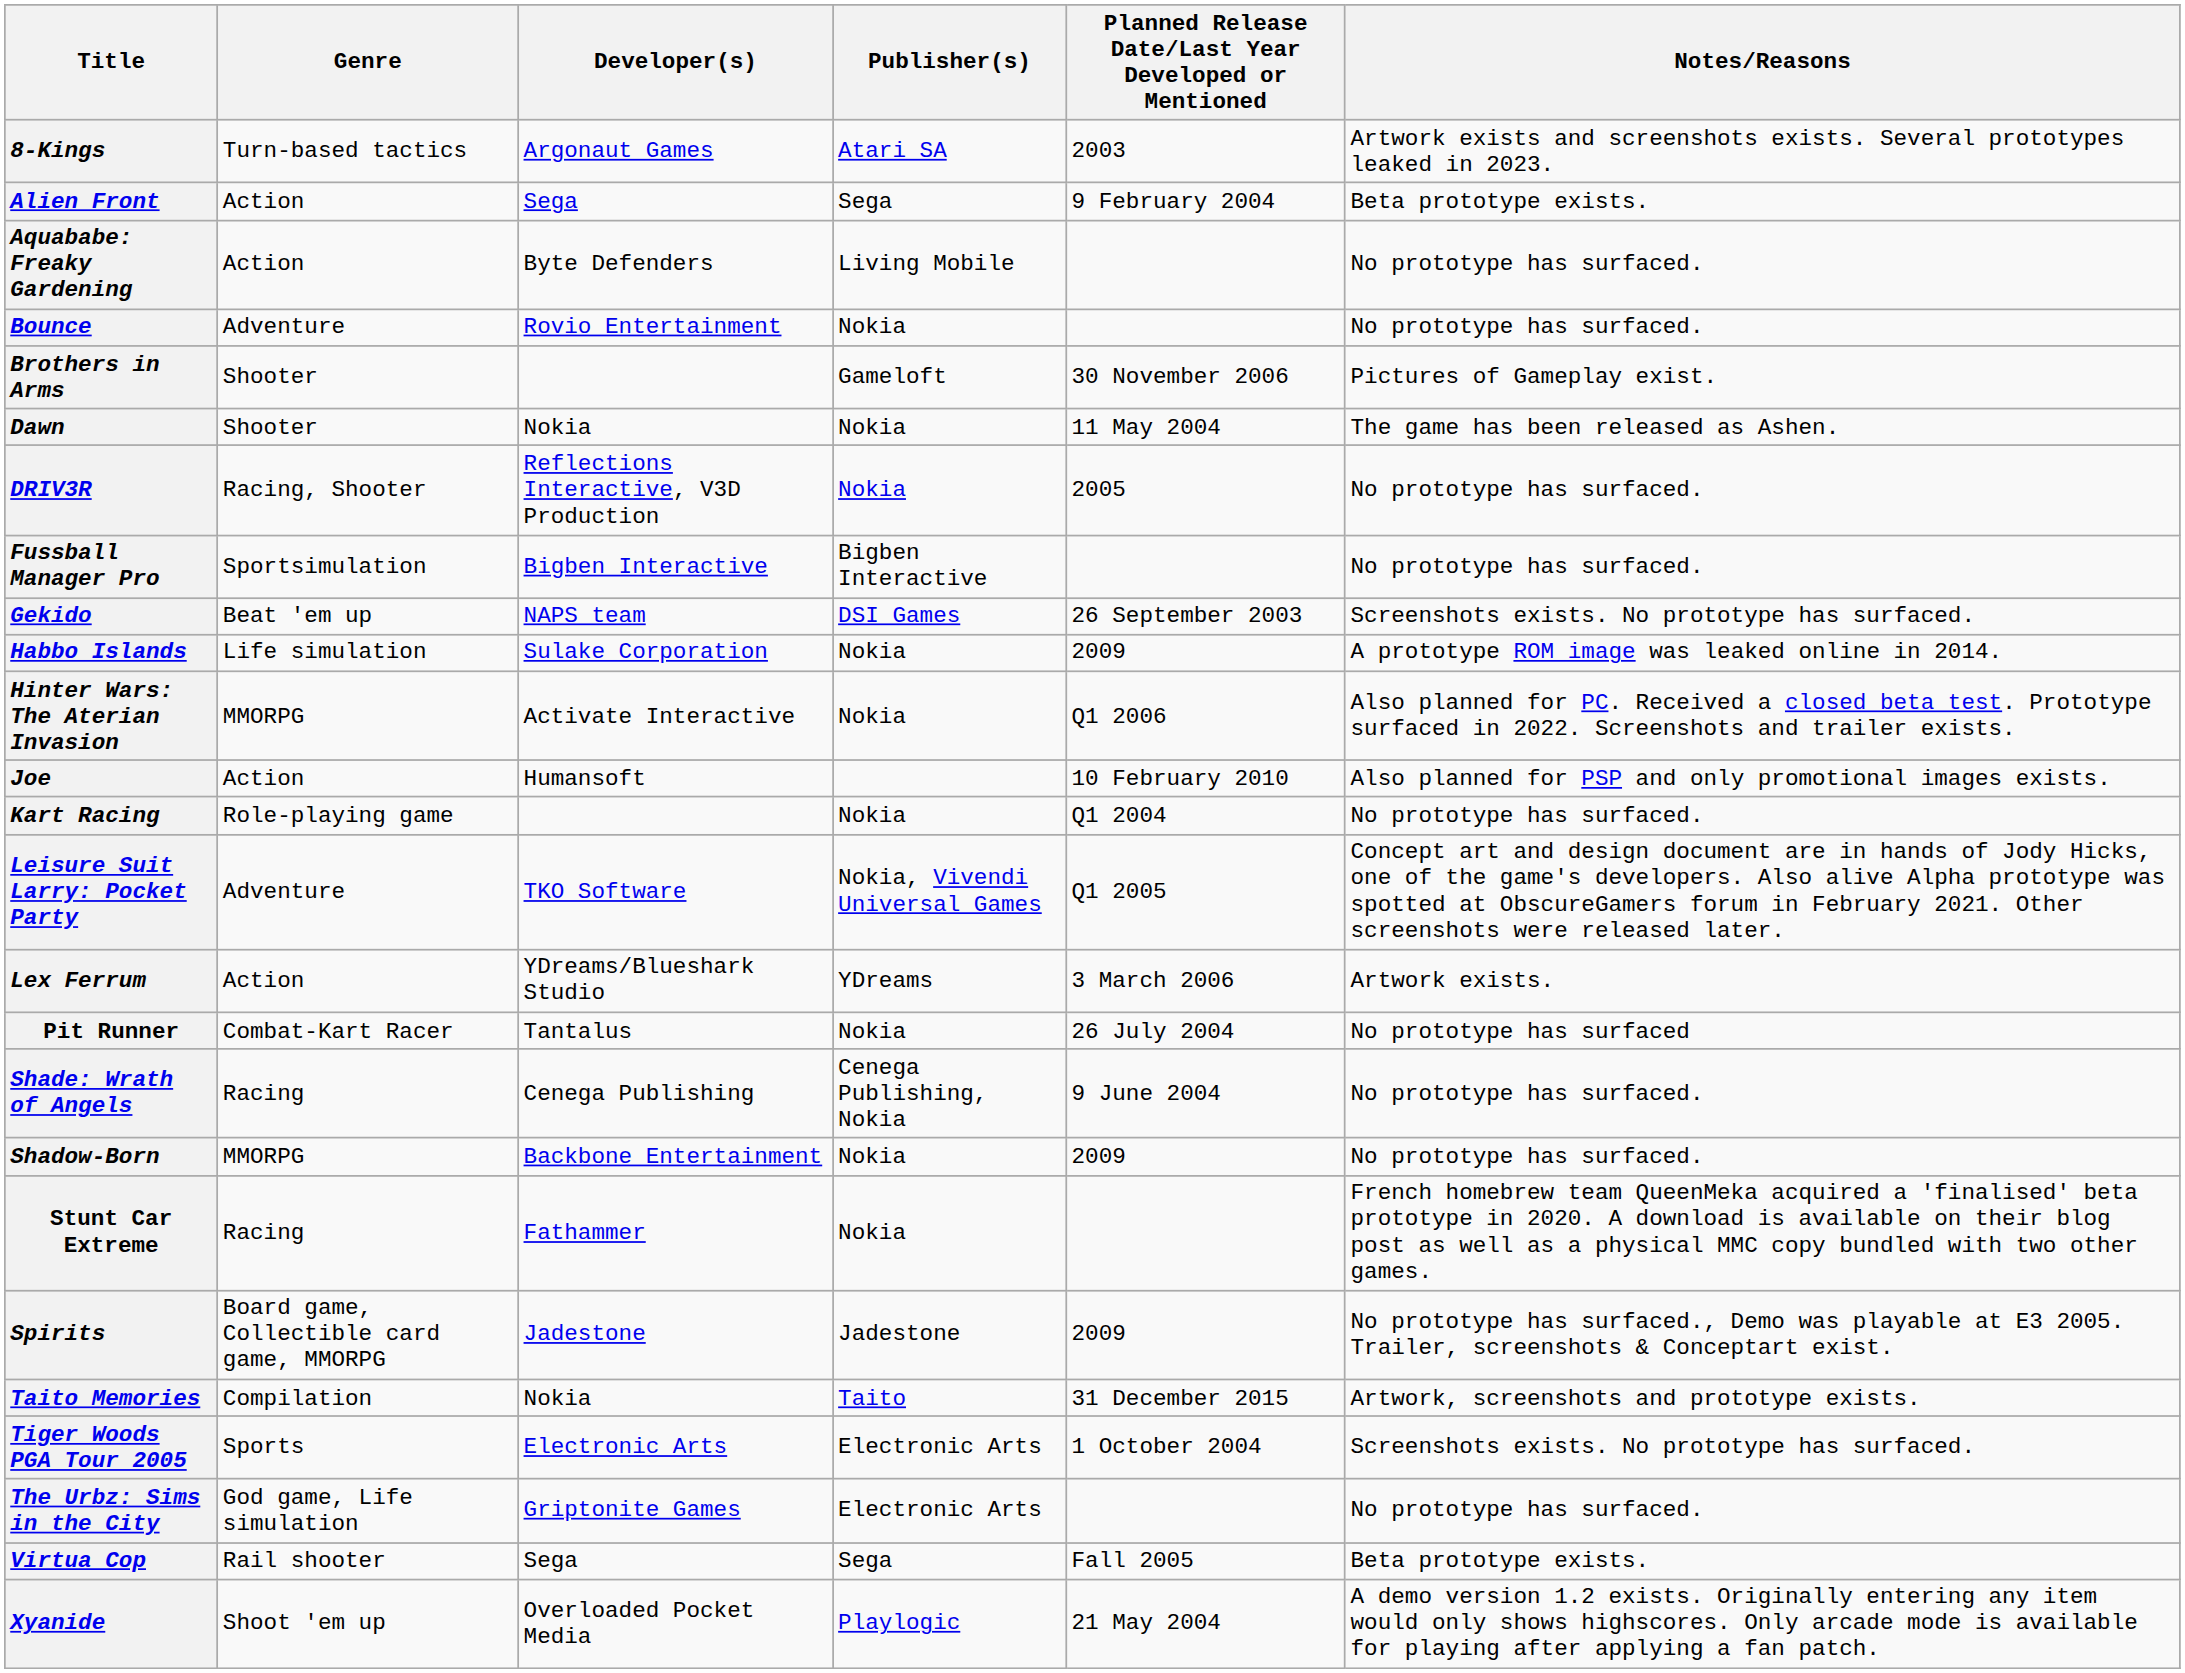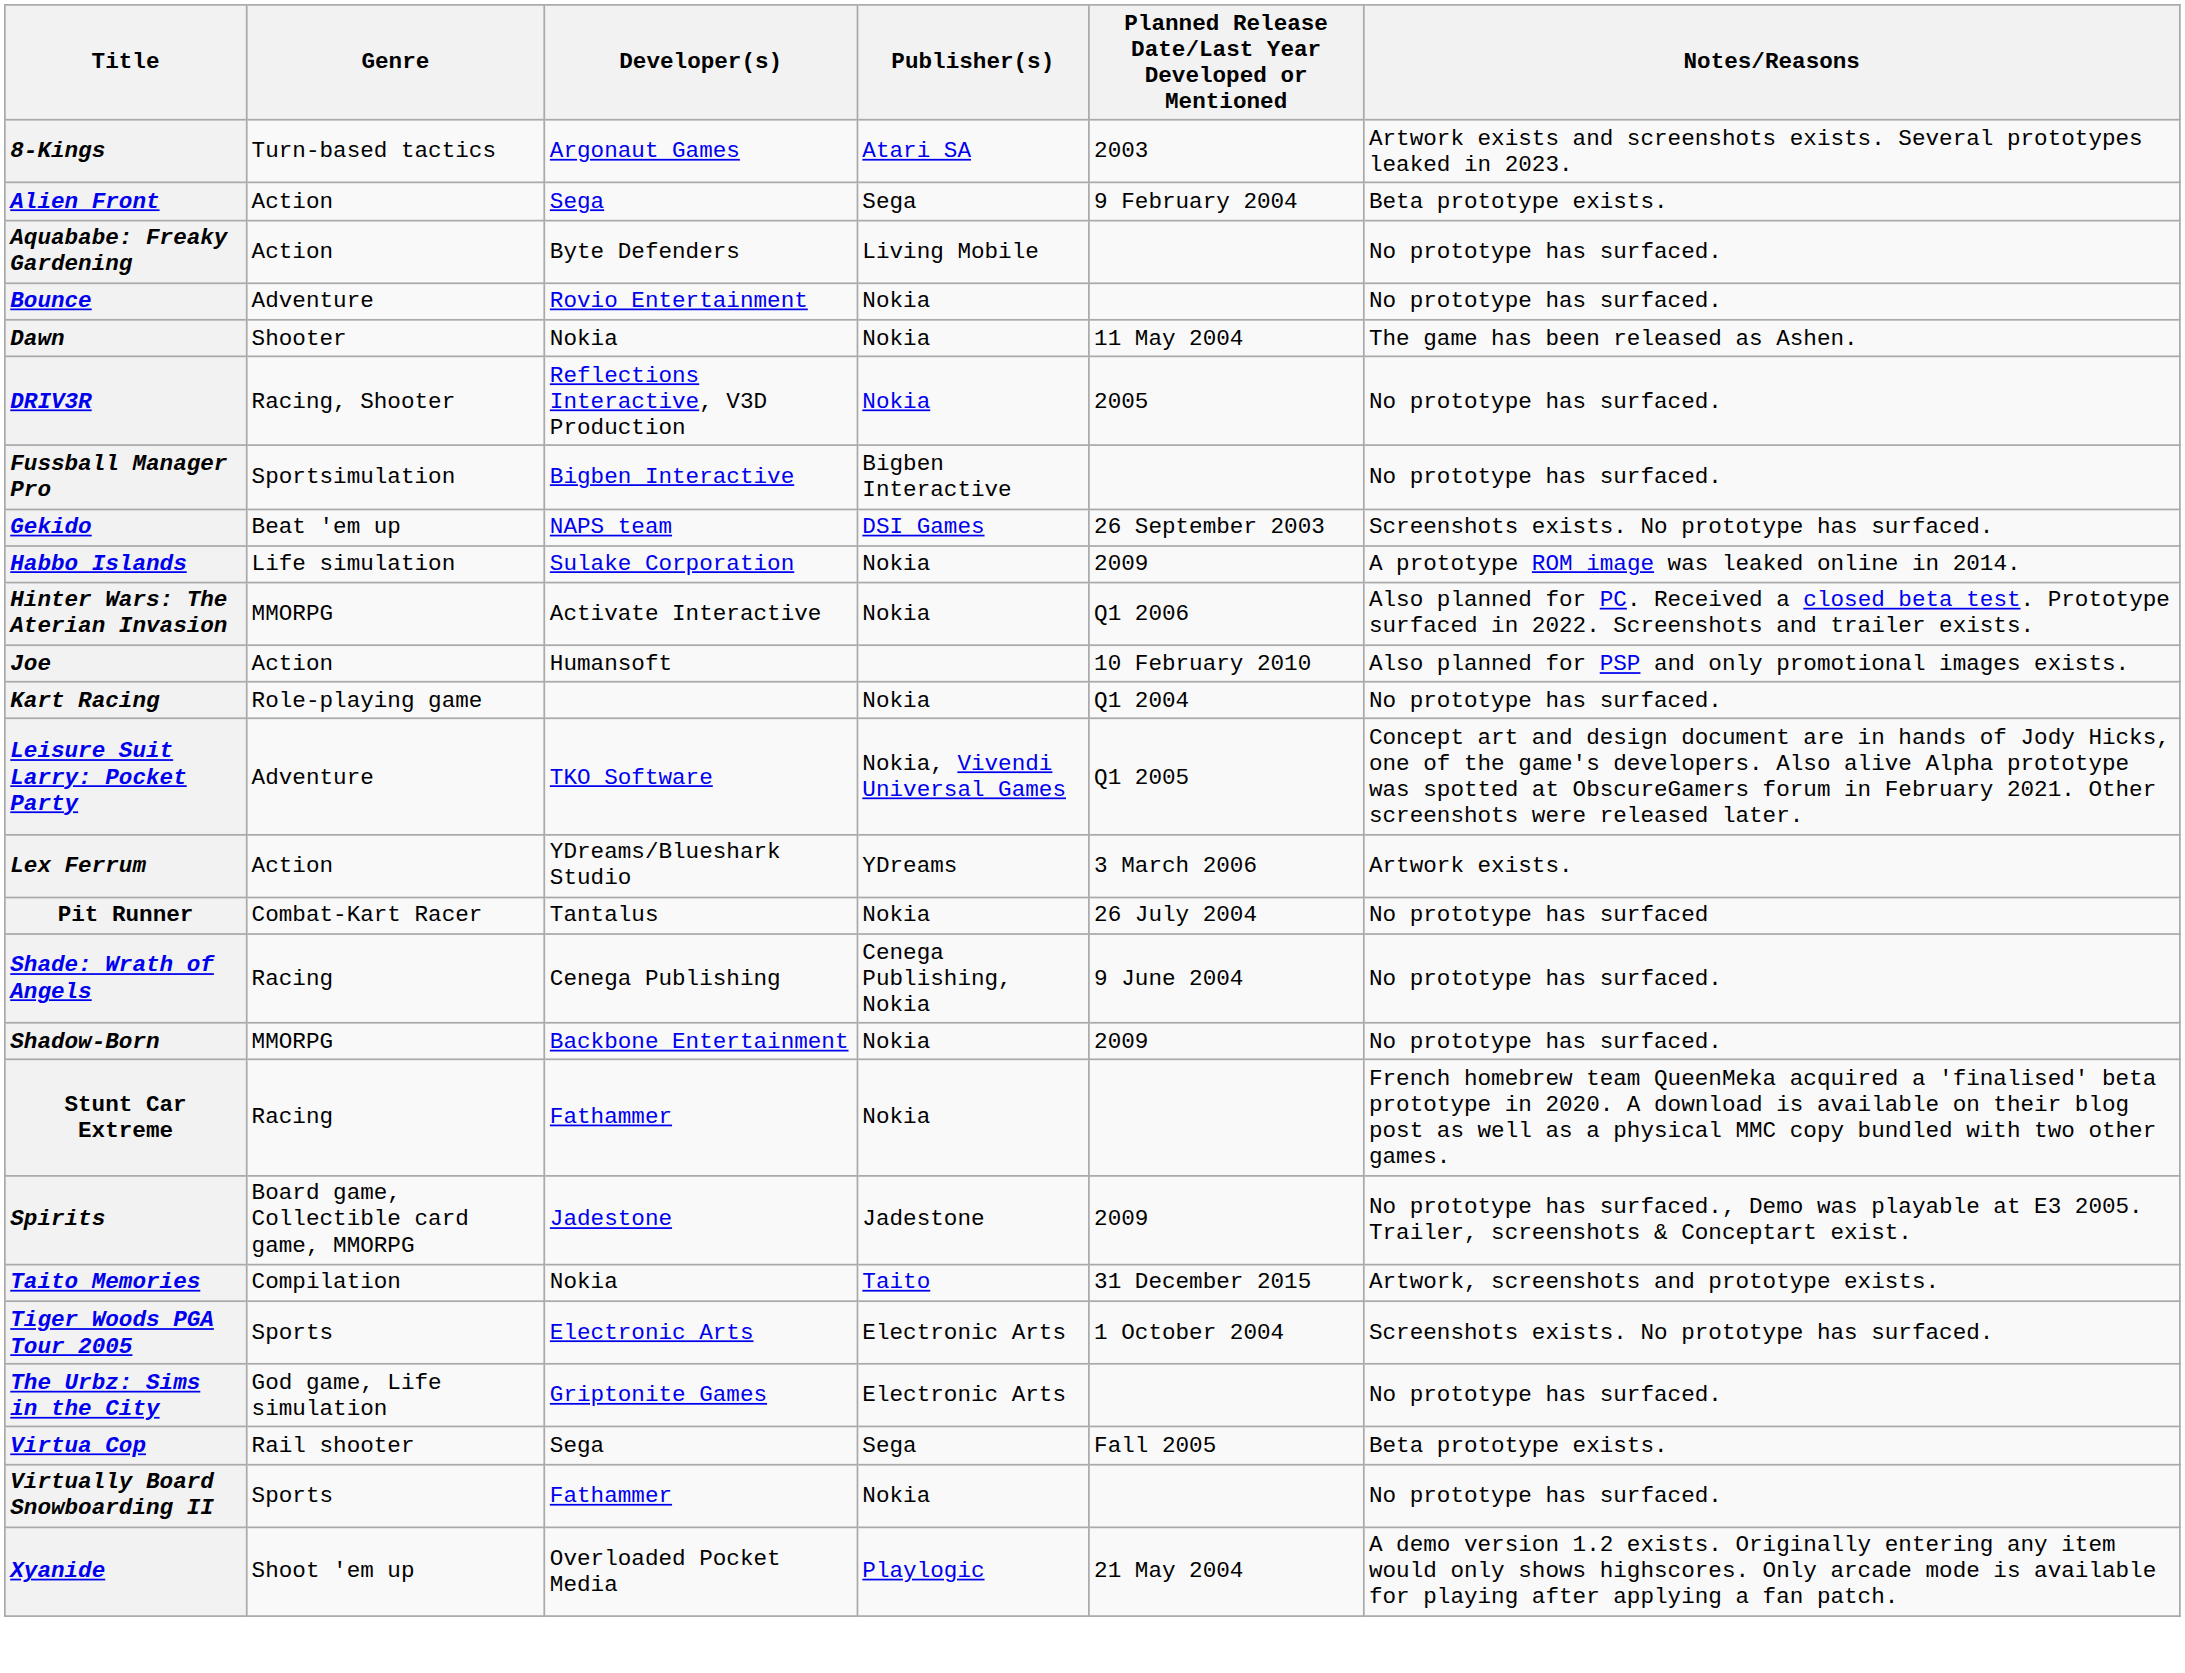- row: (85, 377)
+ row: (112, 1495)
